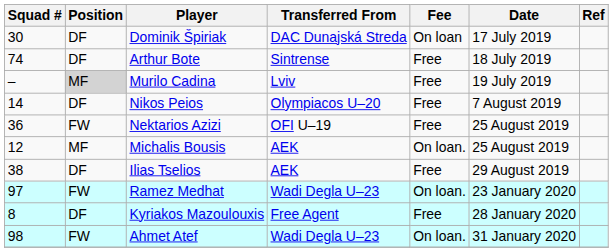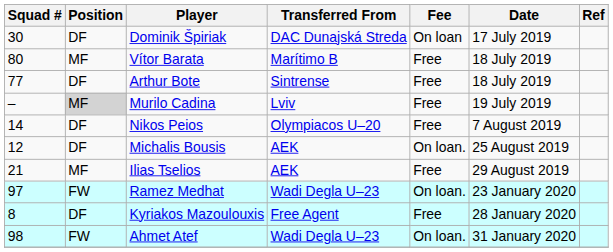+ row: (167, 59)
(15, 59) 74 -> (15, 81) 77
- row: (175, 125)
(78, 147) MF -> (77, 147) DF
(15, 170) 38 -> (15, 170) 21
(77, 170) DF -> (78, 170) MF
